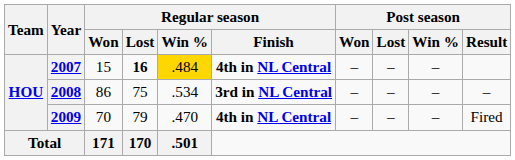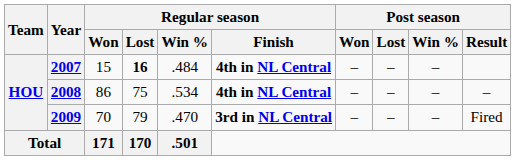(185, 67) gold background -> (185, 67) no background
(274, 92) 3rd in NL Central -> (274, 92) 4th in NL Central
(274, 117) 4th in NL Central -> (274, 117) 3rd in NL Central
